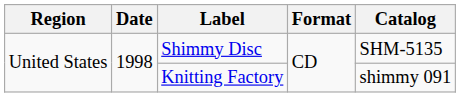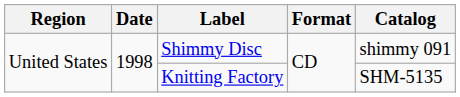(401, 48) SHM-5135 -> (405, 48) shimmy 091
(405, 77) shimmy 091 -> (401, 77) SHM-5135
